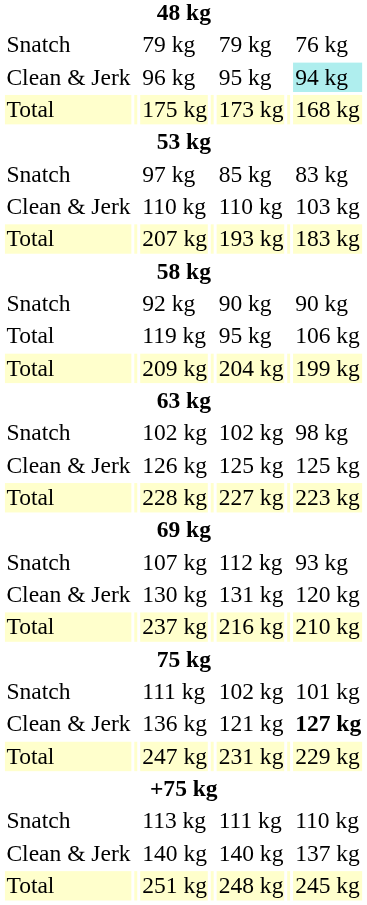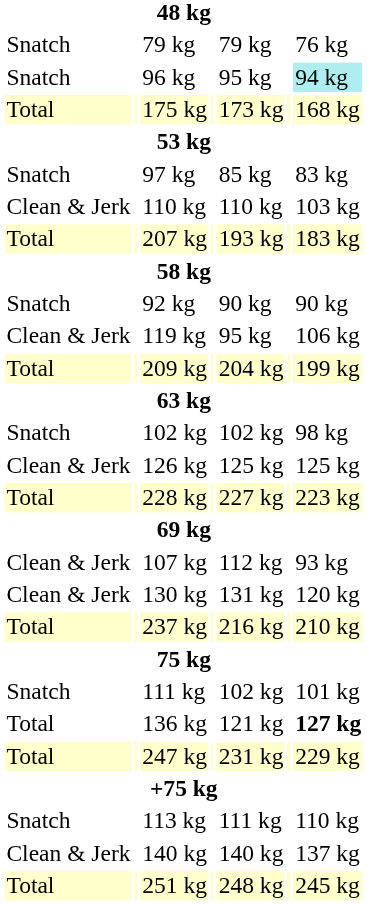(68, 77) Clean & Jerk -> (38, 77) Snatch
(30, 335) Total -> (68, 335) Clean & Jerk
(38, 562) Snatch -> (68, 562) Clean & Jerk
(68, 723) Clean & Jerk -> (30, 723) Total
